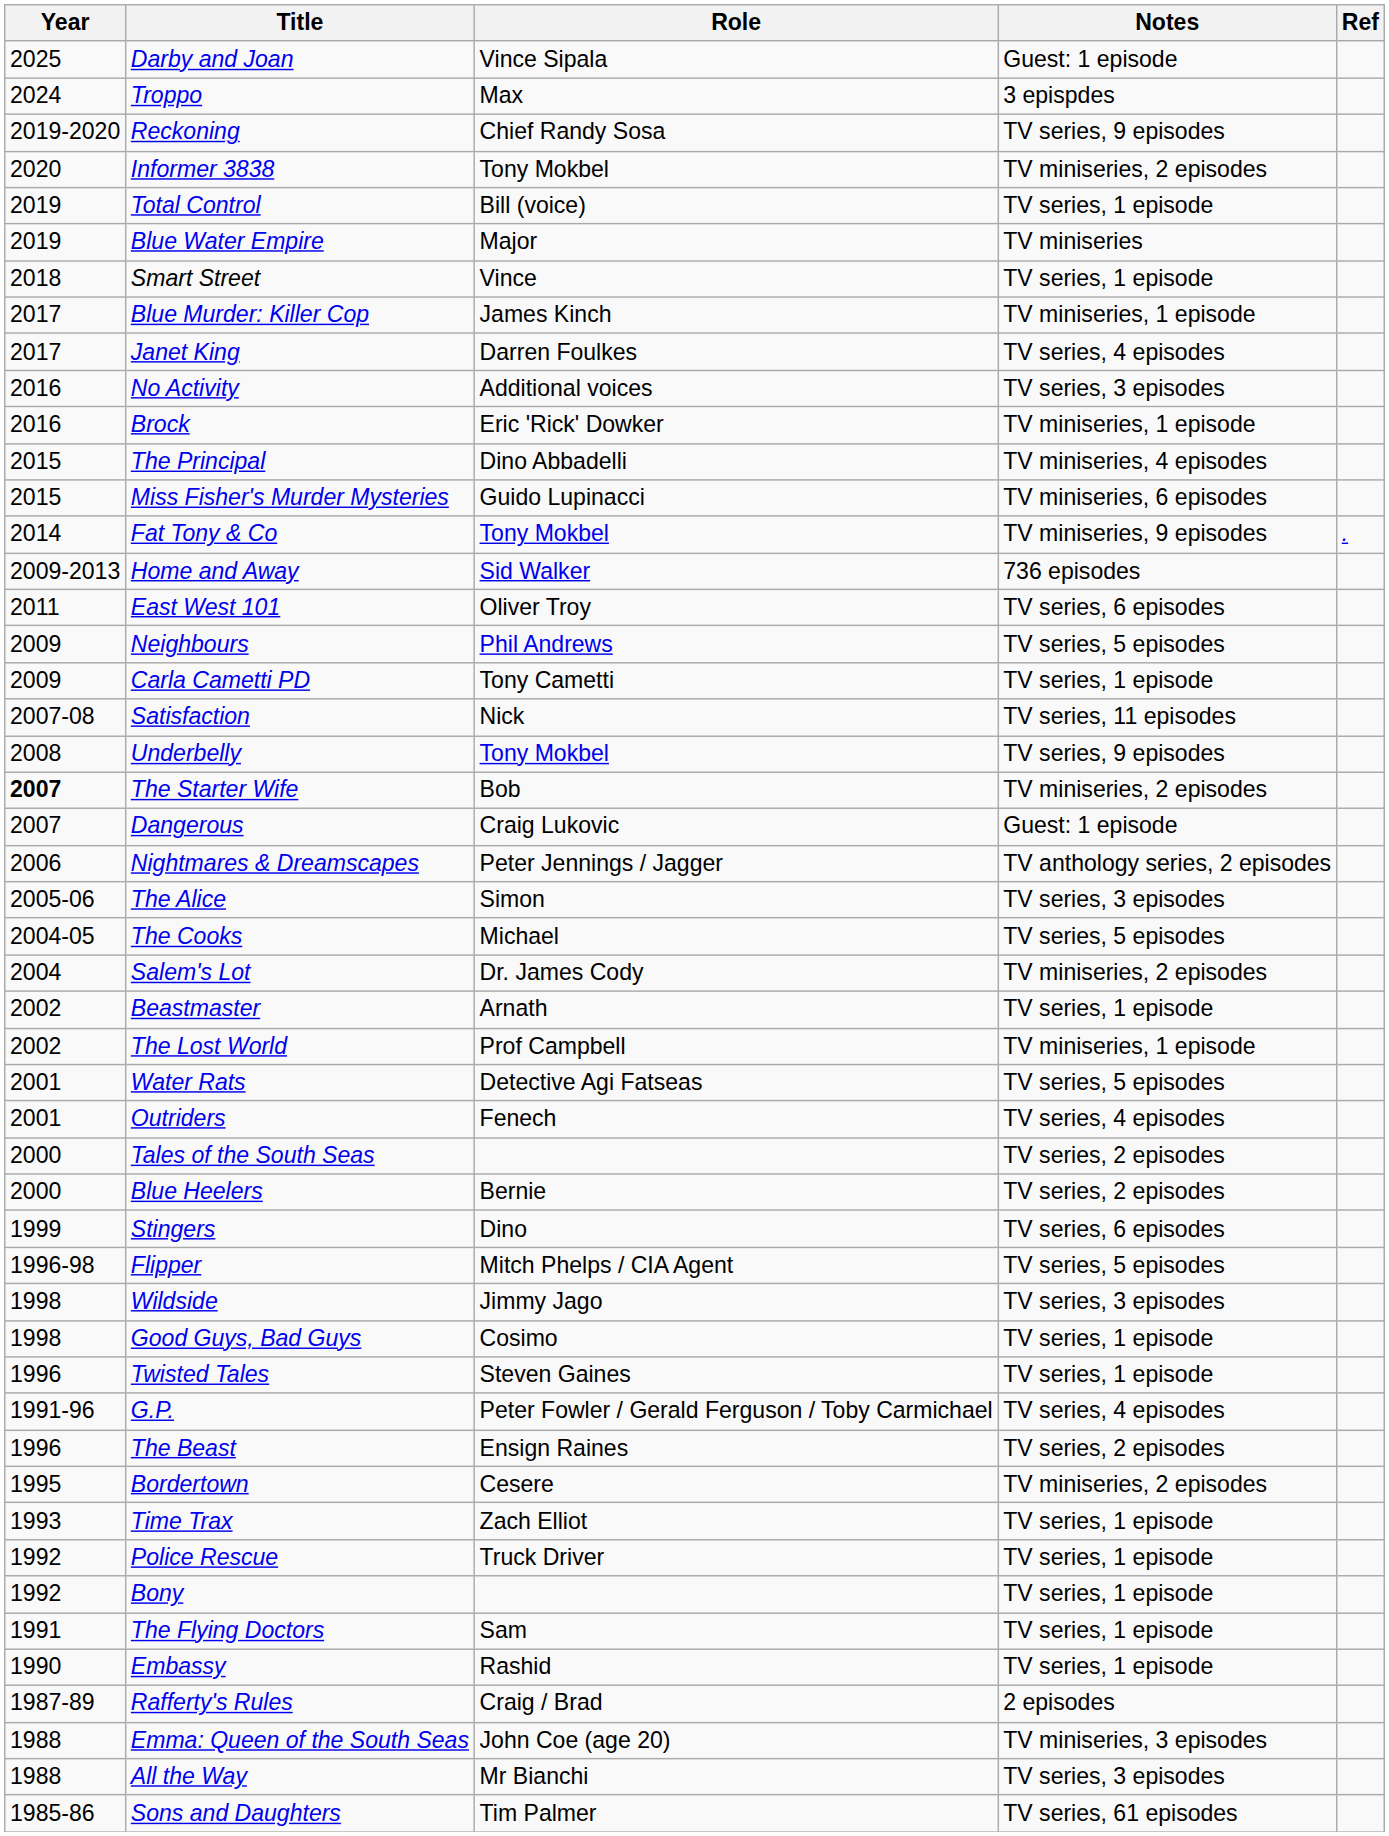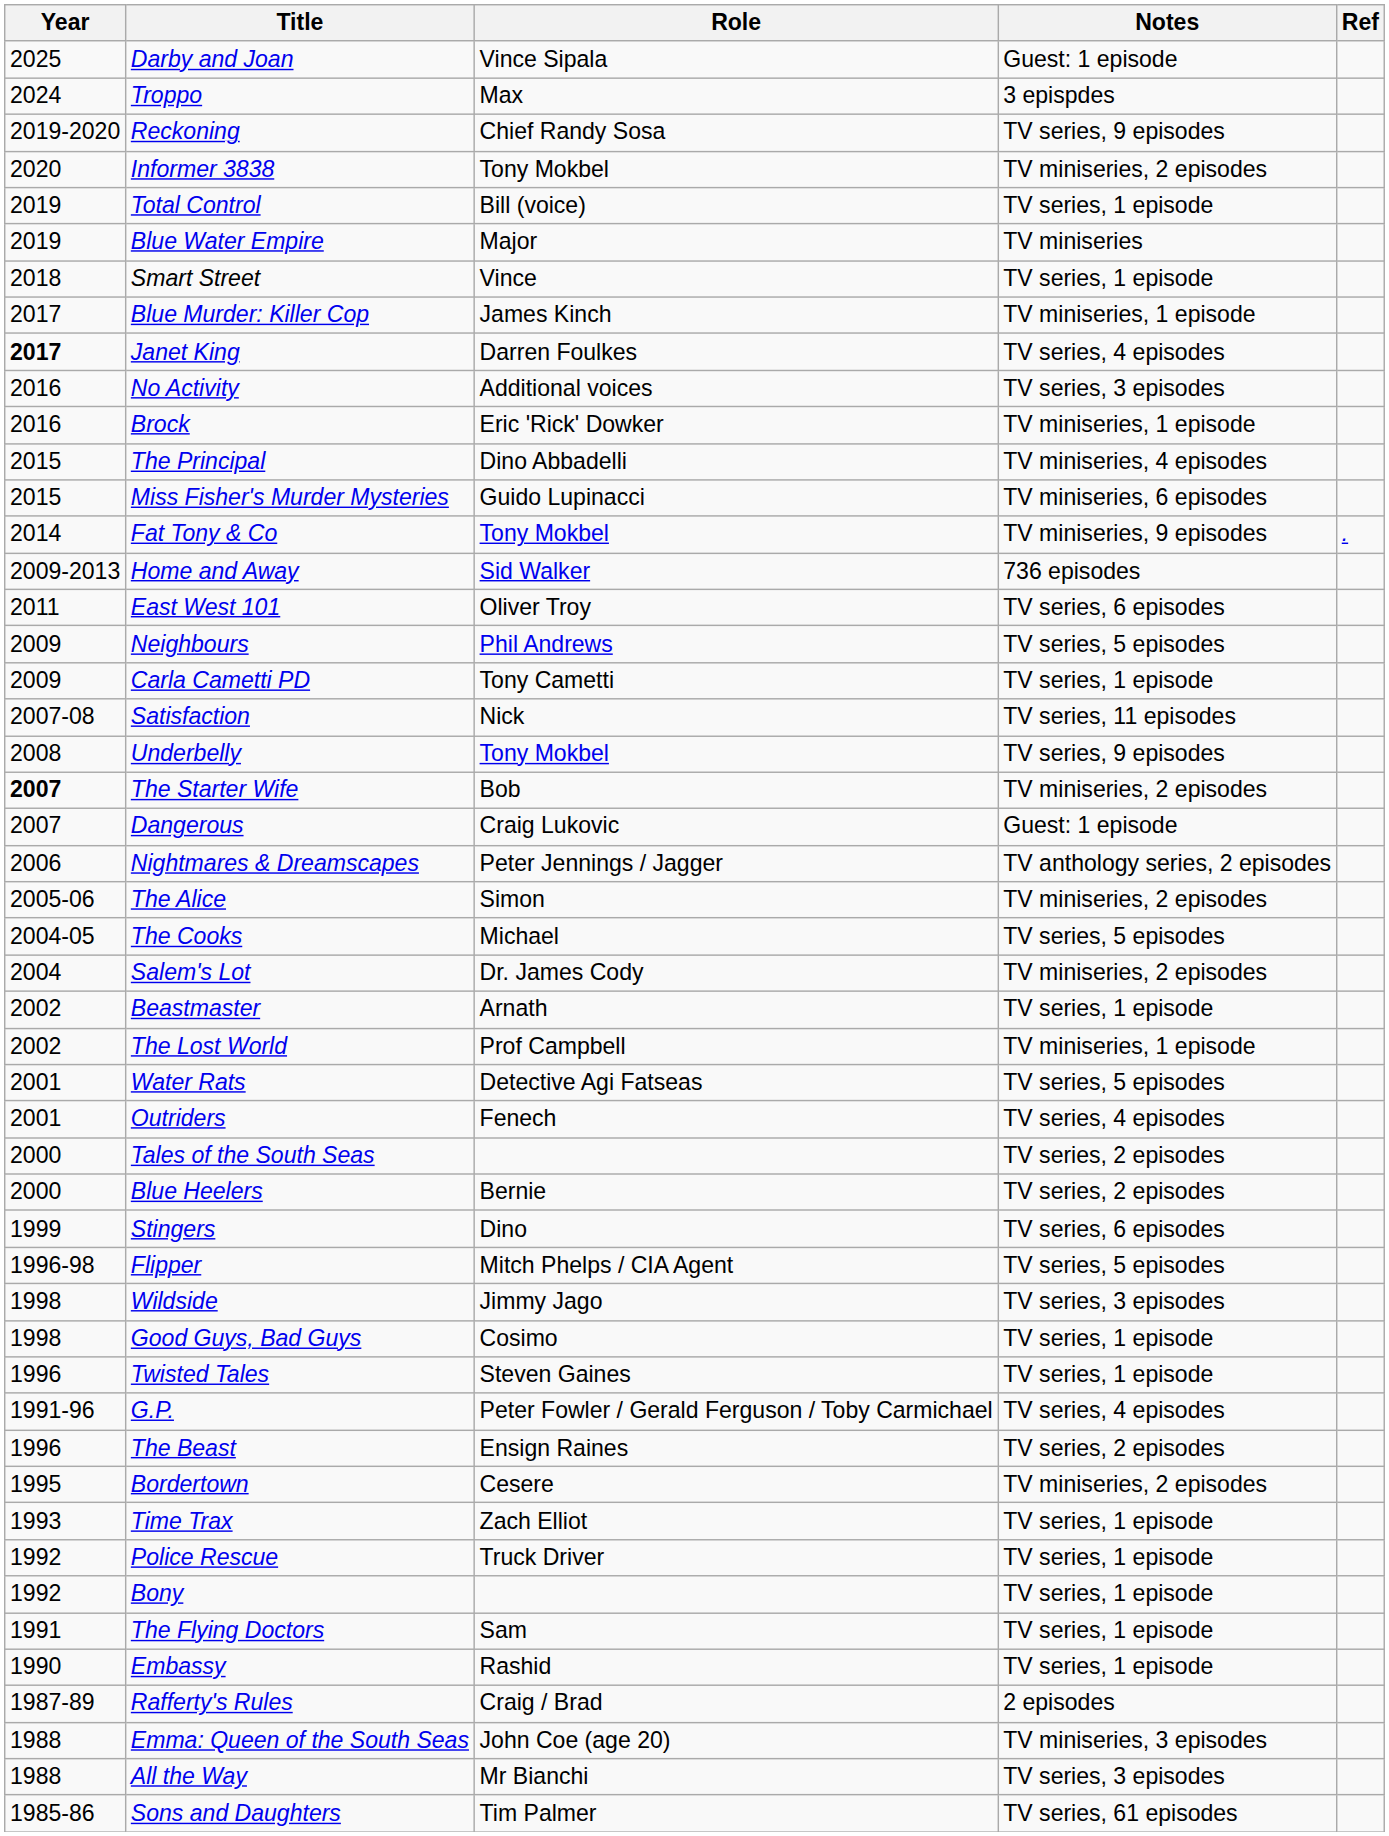(36, 351) normal -> (36, 351) bold
(1114, 899) TV series, 3 episodes -> (1135, 899) TV miniseries, 2 episodes
